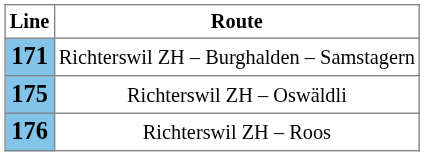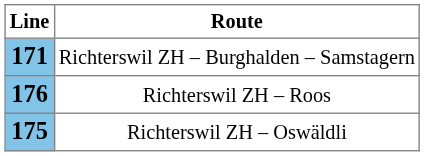rows swapped: (237, 94) <-> (237, 131)
